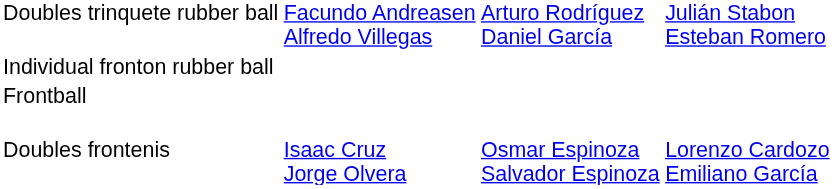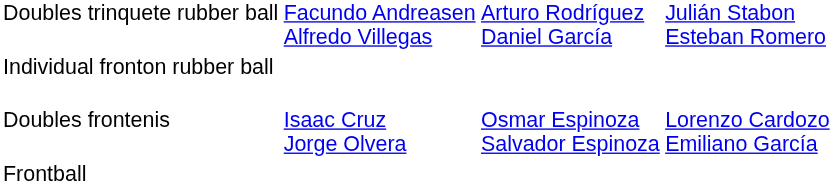rows swapped: (86, 149) <-> (45, 96)
